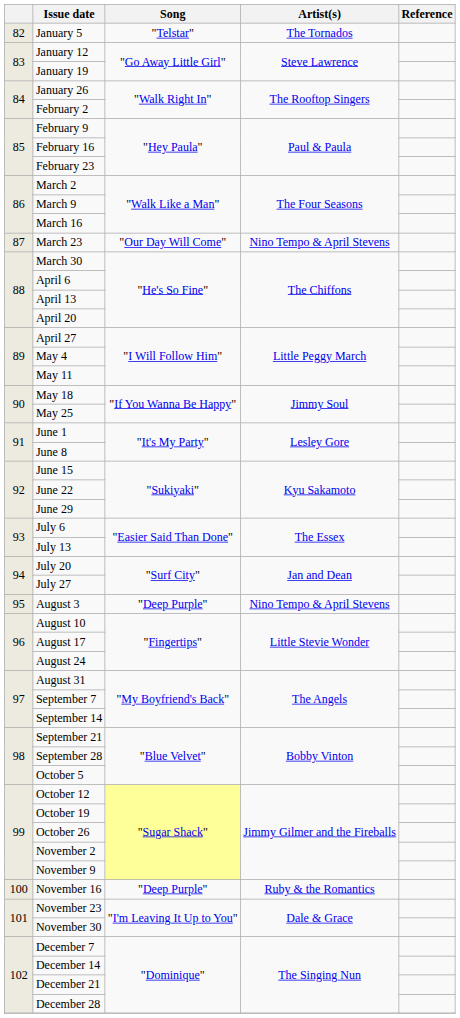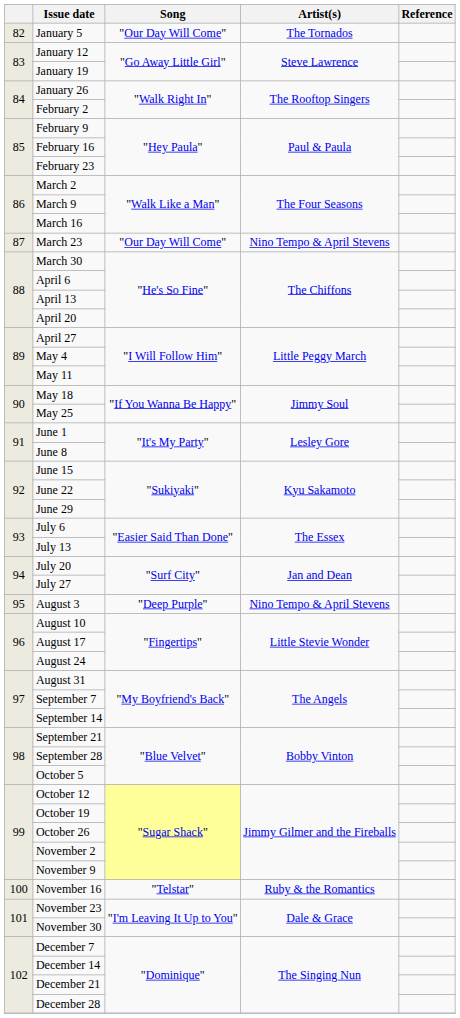(173, 33) "Telstar" -> (173, 33) "Our Day Will Come"
(173, 889) "Deep Purple" -> (173, 889) "Telstar"
